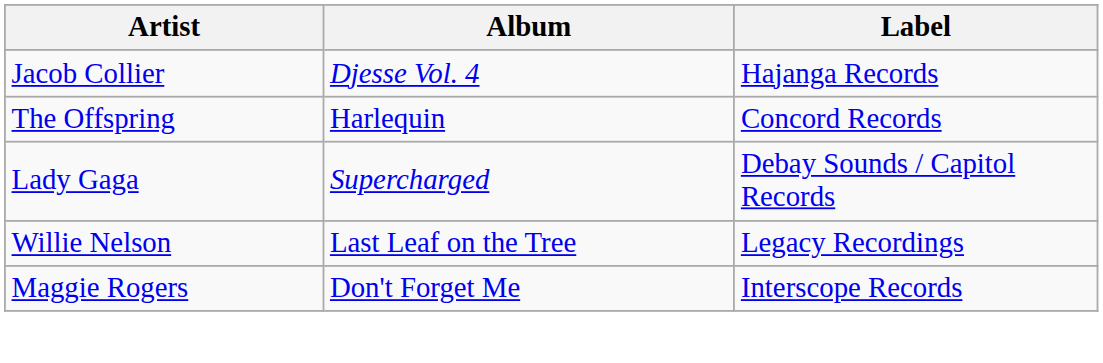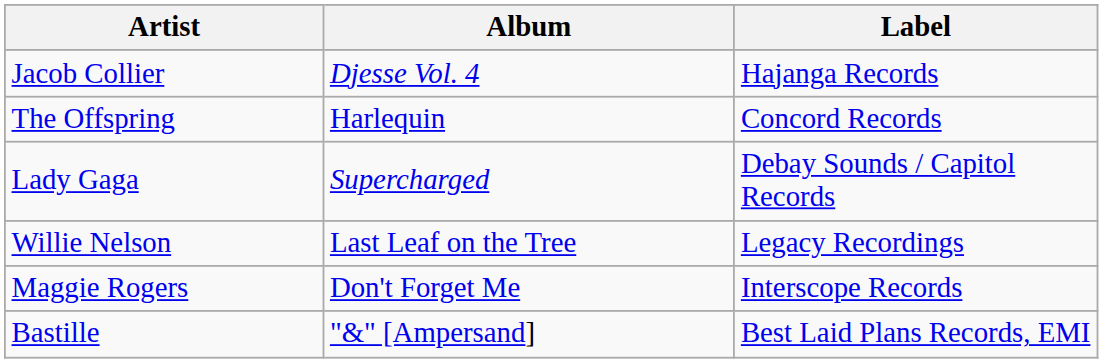+ row: (56, 333)
